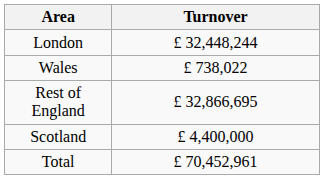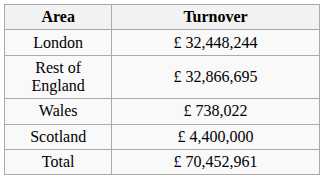rows swapped: (58, 102) <-> (58, 67)
